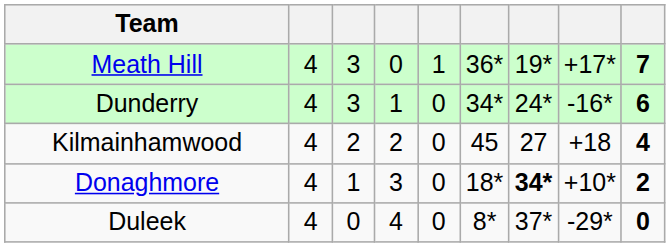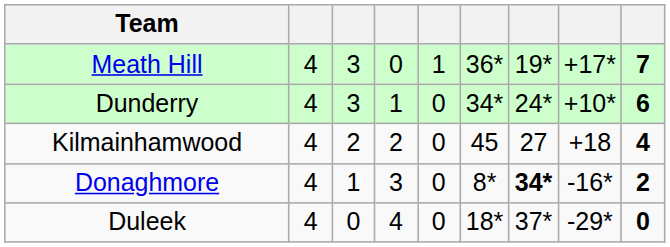(590, 103) -16* -> (590, 103) +10*
(485, 182) 18* -> (485, 182) 8*
(590, 182) +10* -> (590, 182) -16*
(485, 222) 8* -> (485, 222) 18*
